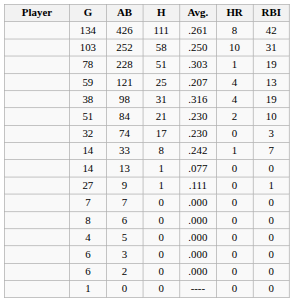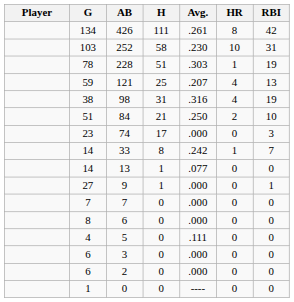(198, 47) .250 -> (198, 47) .230
(198, 116) .230 -> (198, 116) .250
(88, 133) 32 -> (88, 133) 23
(198, 133) .230 -> (198, 133) .000
(198, 185) .111 -> (198, 185) .000
(198, 237) .000 -> (198, 237) .111
